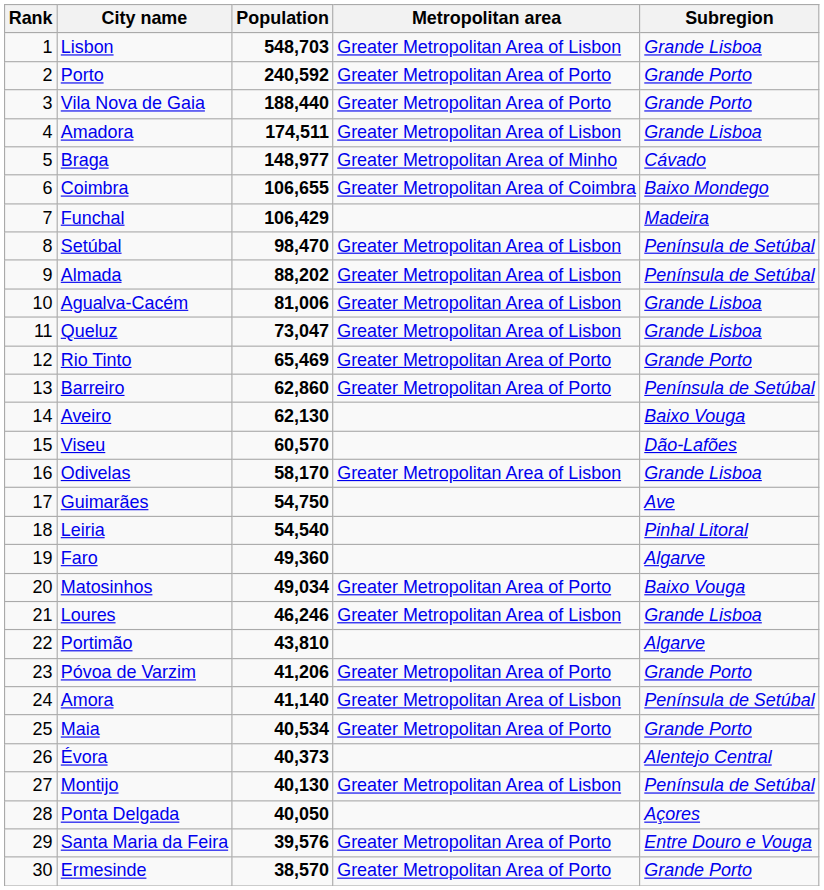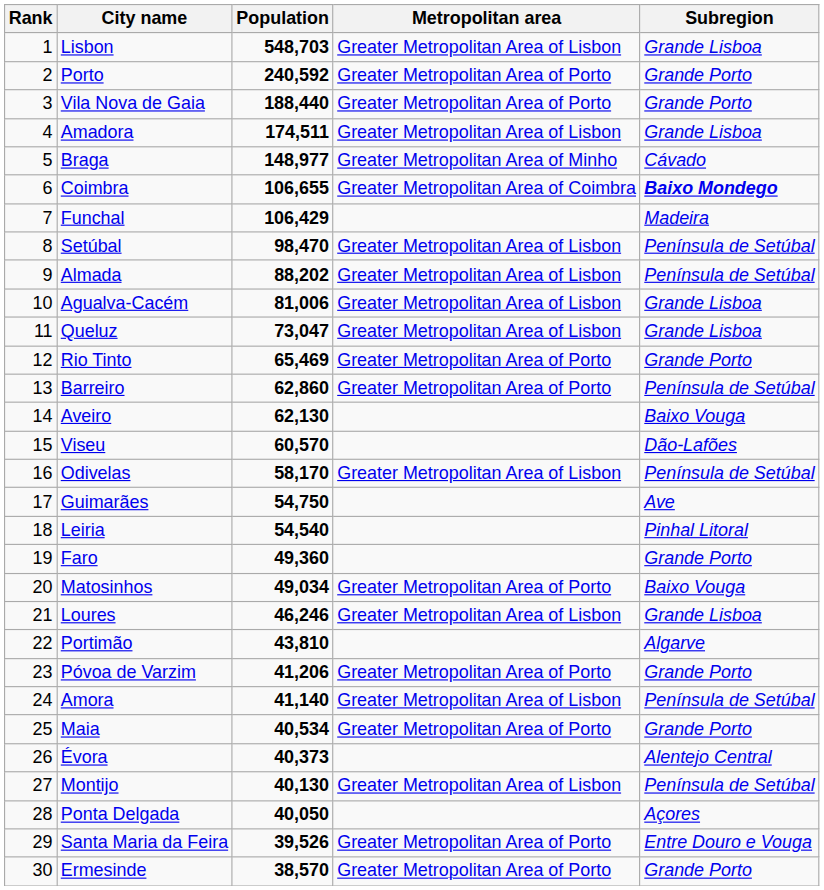(707, 189) normal -> (711, 189) bold
(703, 473) Grande Lisboa -> (729, 473) Península de Setúbal
(675, 558) Algarve -> (698, 558) Grande Porto
(302, 842) 39,576 -> (302, 842) 39,526
